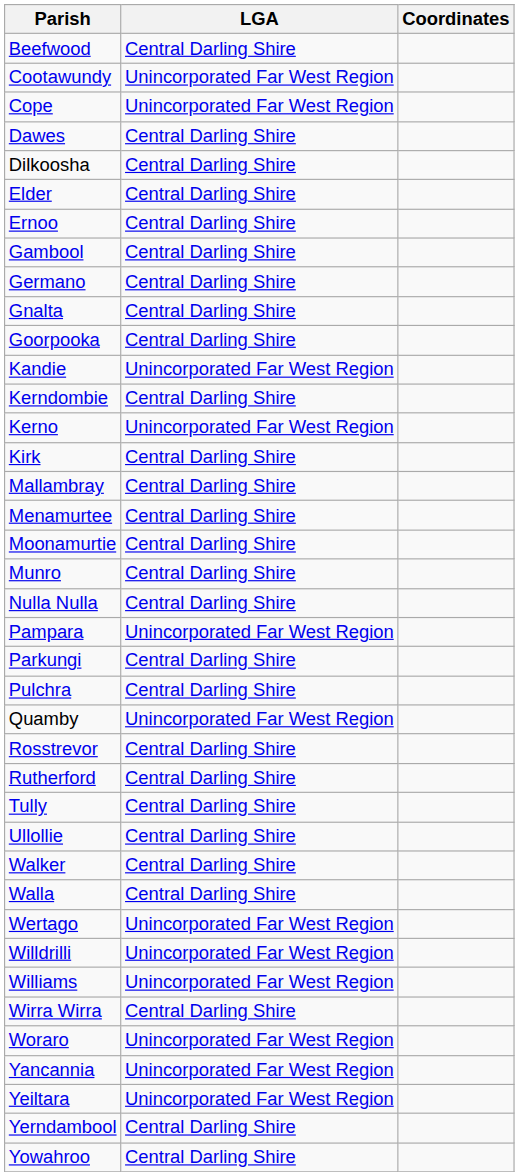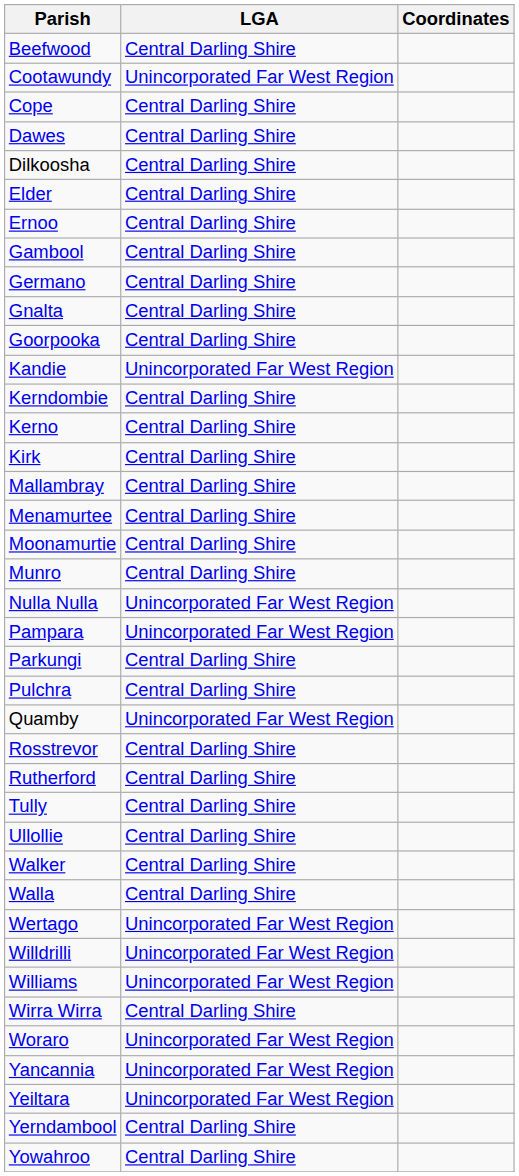(259, 106) Unincorporated Far West Region -> (210, 106) Central Darling Shire
(259, 427) Unincorporated Far West Region -> (210, 427) Central Darling Shire
(210, 602) Central Darling Shire -> (259, 602) Unincorporated Far West Region
